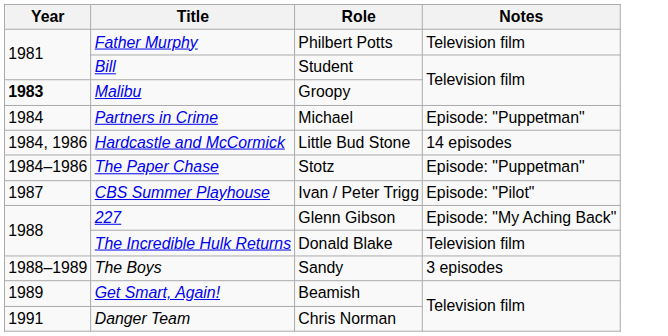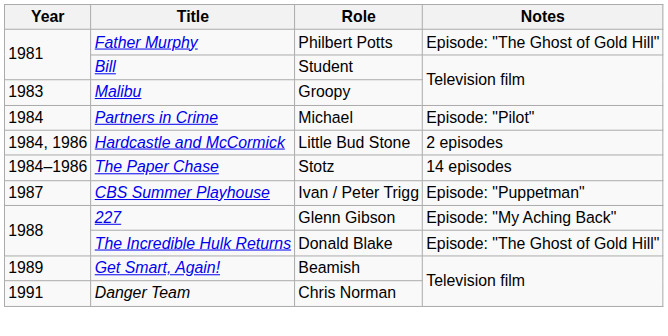(476, 42) Television film -> (543, 42) Episode: "The Ghost of Gold Hill"
(26, 92) bold -> (26, 92) normal
(505, 117) Episode: "Puppetman" -> (480, 117) Episode: "Pilot"
(469, 142) 14 episodes -> (465, 142) 2 episodes
(505, 167) Episode: "Puppetman" -> (469, 167) 14 episodes
(480, 192) Episode: "Pilot" -> (505, 192) Episode: "Puppetman"
(476, 243) Television film -> (543, 243) Episode: "The Ghost of Gold Hill"
- row: (128, 268)
